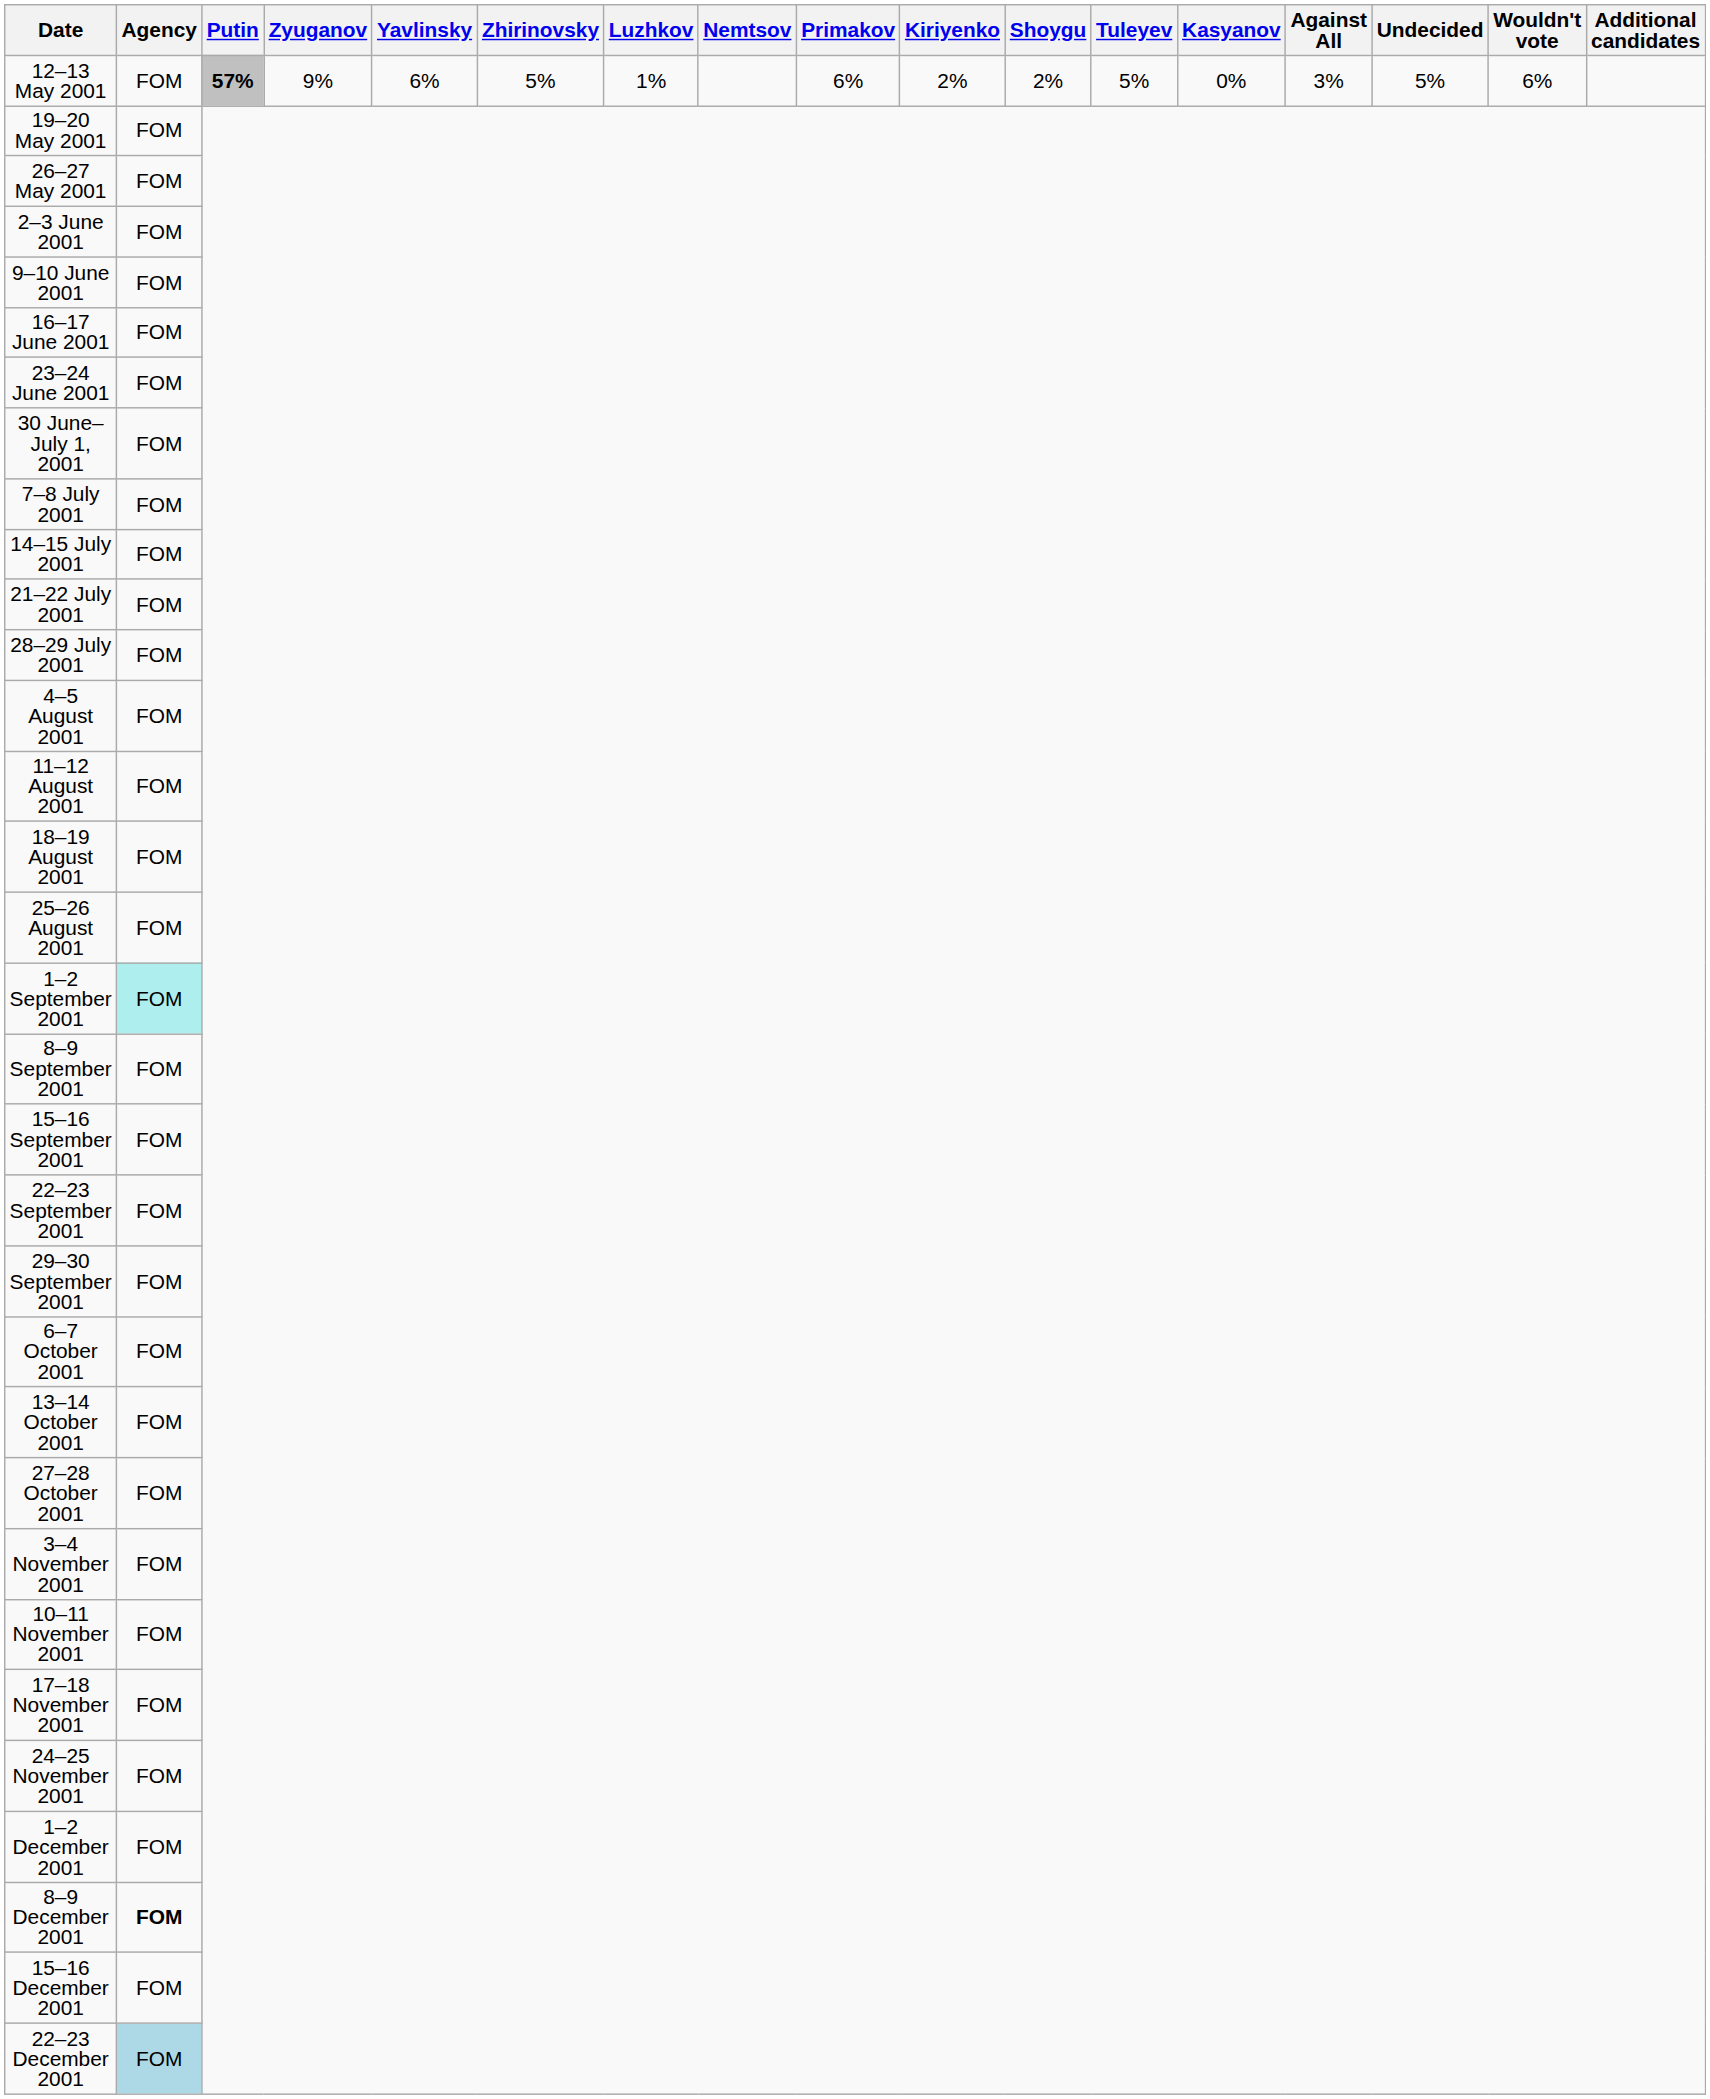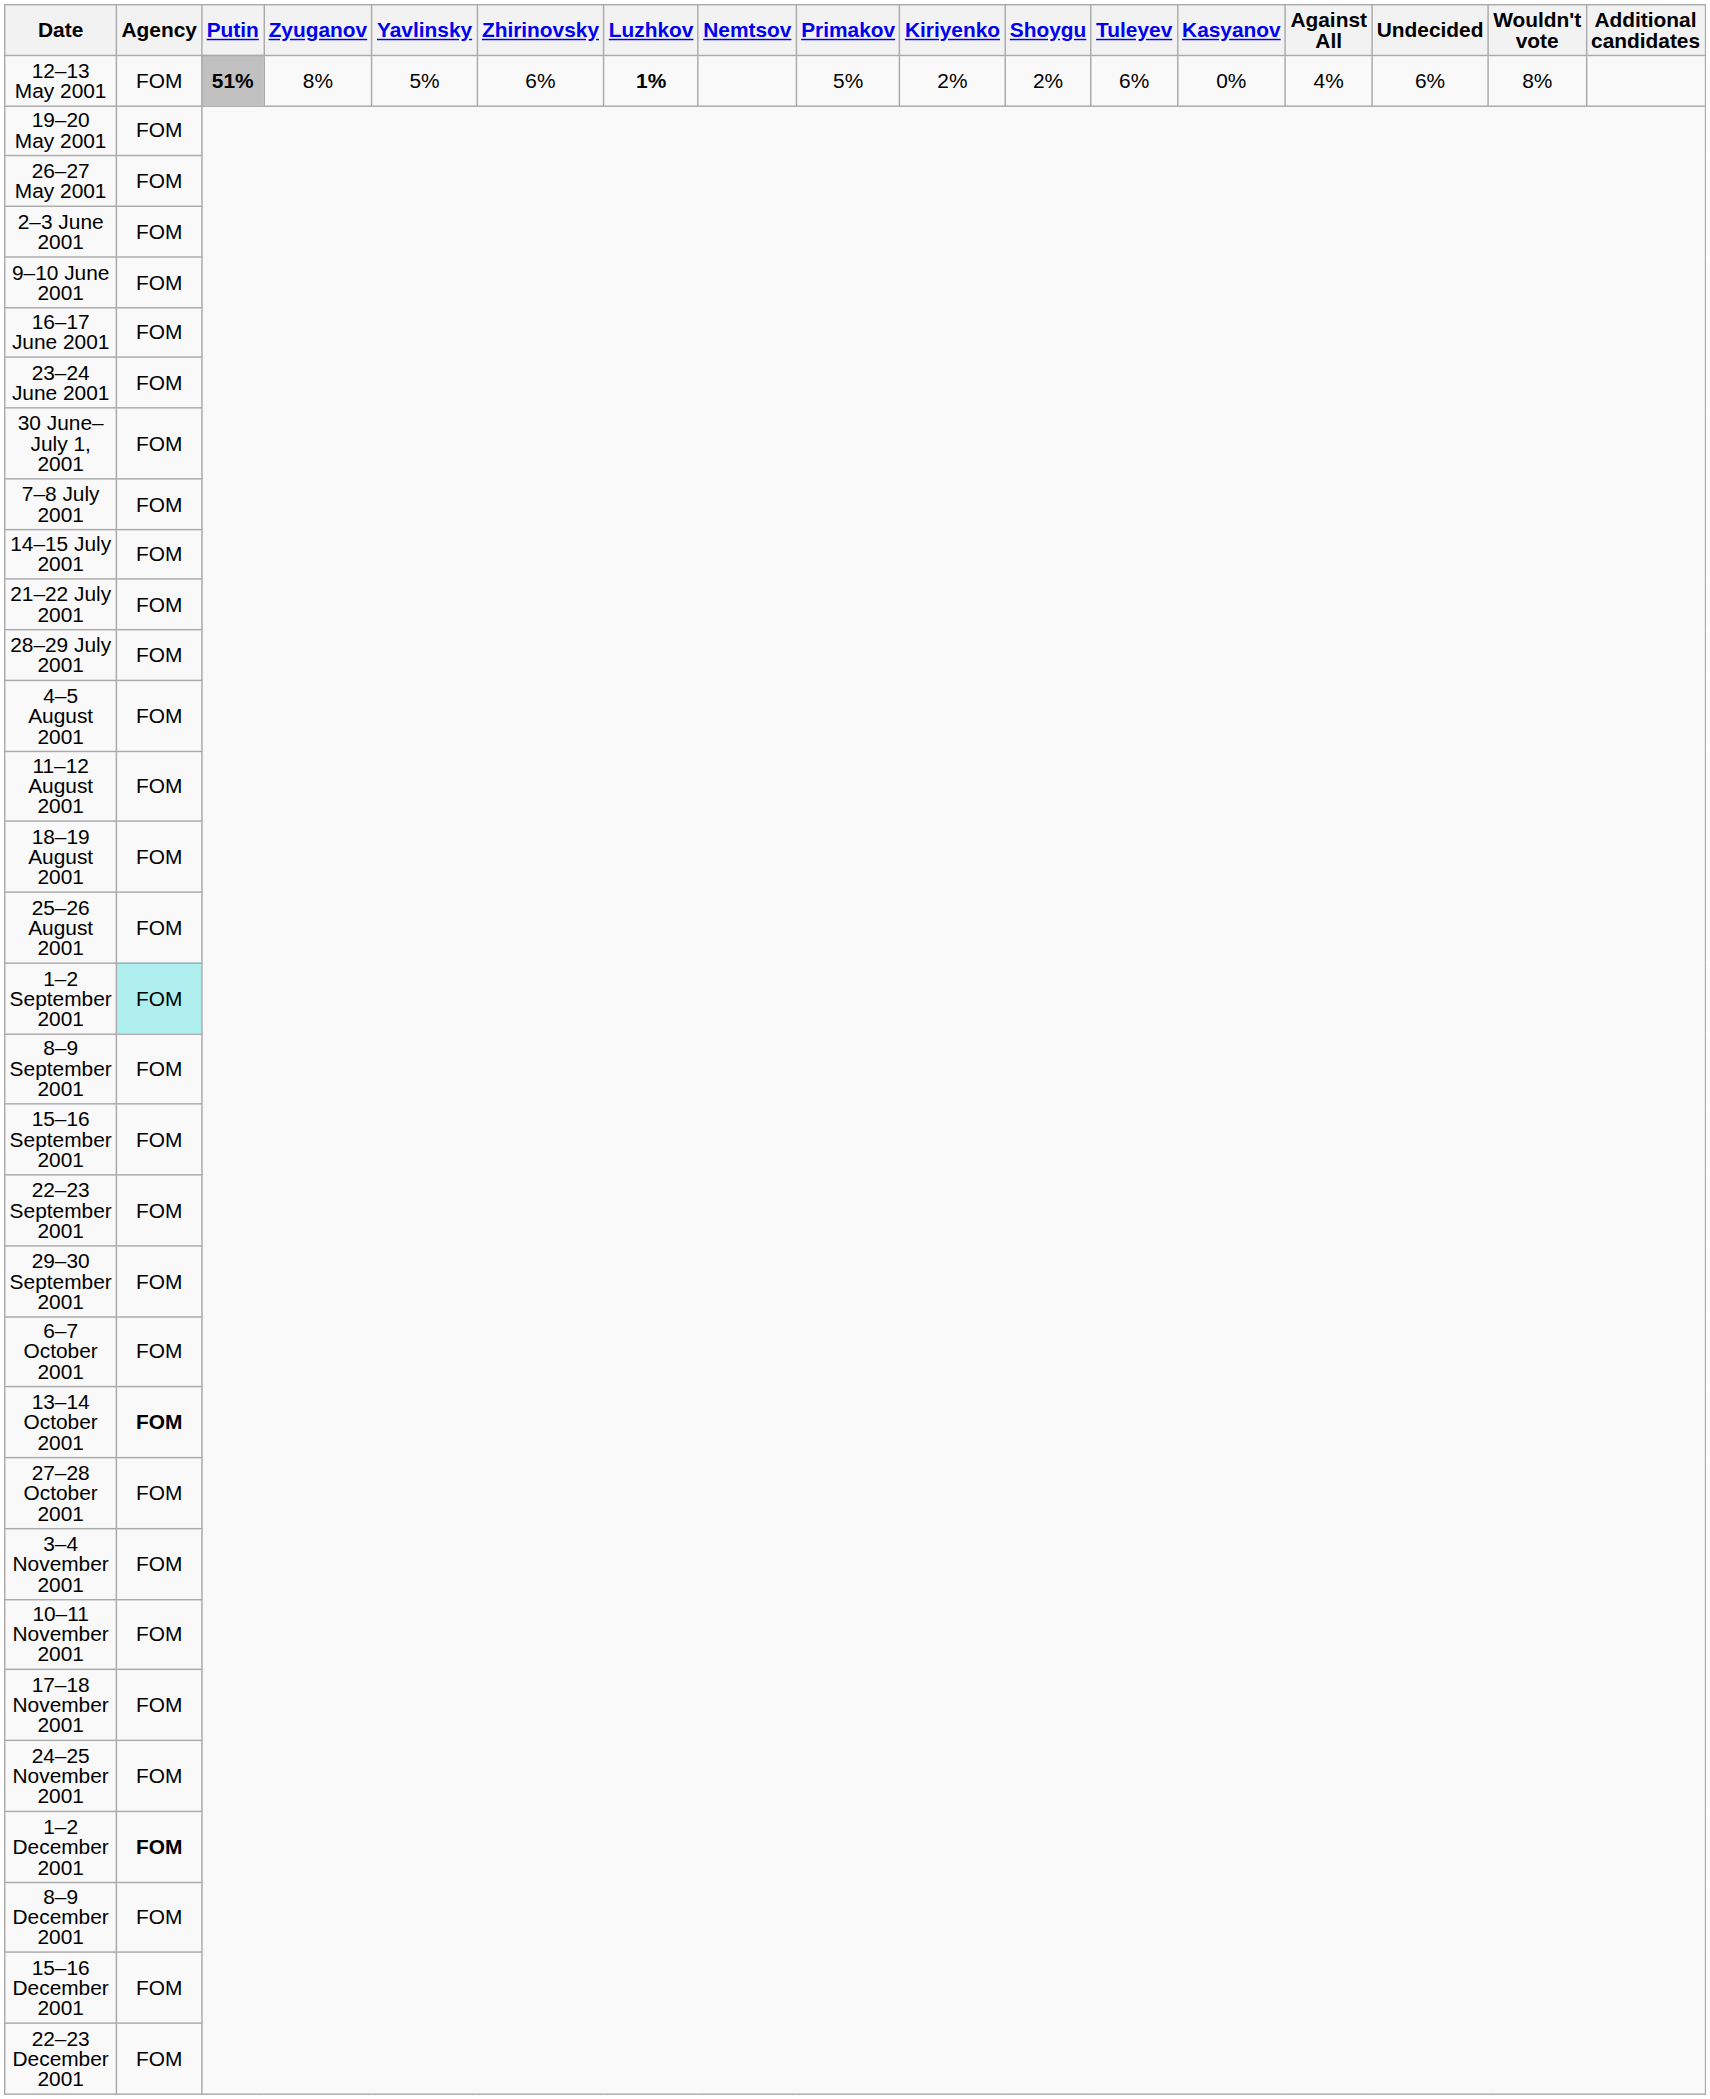(233, 81) 57% -> (233, 81) 51%
(318, 81) 9% -> (318, 81) 8%
(425, 81) 6% -> (425, 81) 5%
(540, 81) 5% -> (540, 81) 6%
(651, 81) normal -> (651, 81) bold
(848, 81) 6% -> (848, 81) 5%
(1134, 81) 5% -> (1134, 81) 6%
(1329, 81) 3% -> (1329, 81) 4%
(1430, 81) 5% -> (1430, 81) 6%
(1537, 81) 6% -> (1537, 81) 8%
(159, 1423) normal -> (159, 1423) bold
(159, 1847) normal -> (159, 1847) bold
(159, 1917) bold -> (159, 1917) normal
(159, 2059) lightblue background -> (159, 2059) no background
